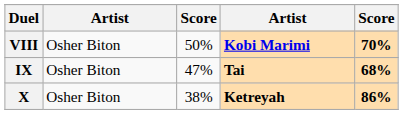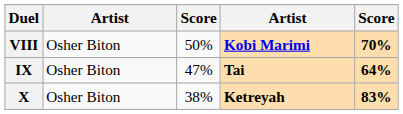(376, 71) 68% -> (376, 71) 64%
(376, 97) 86% -> (376, 97) 83%
